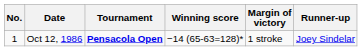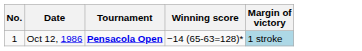- column: (326, 18)
(265, 38) no background -> (265, 38) lightblue background
